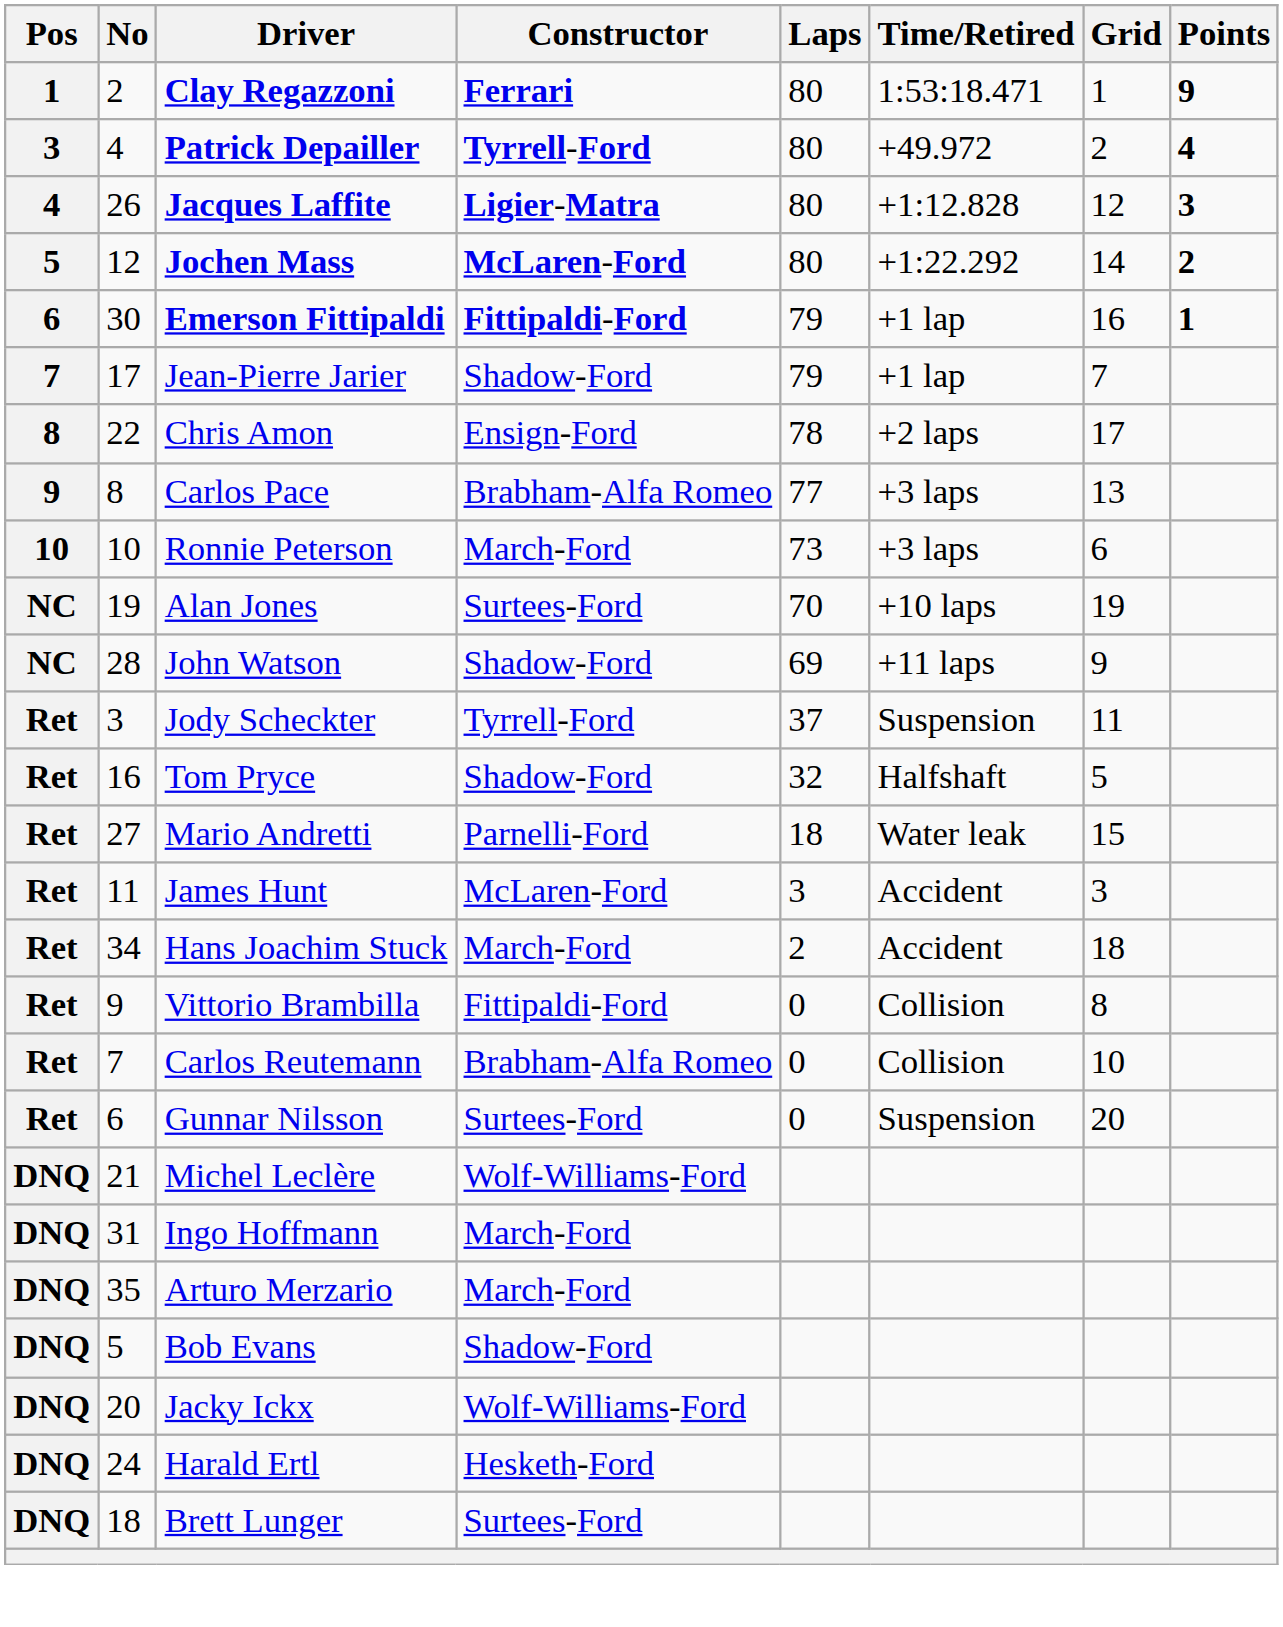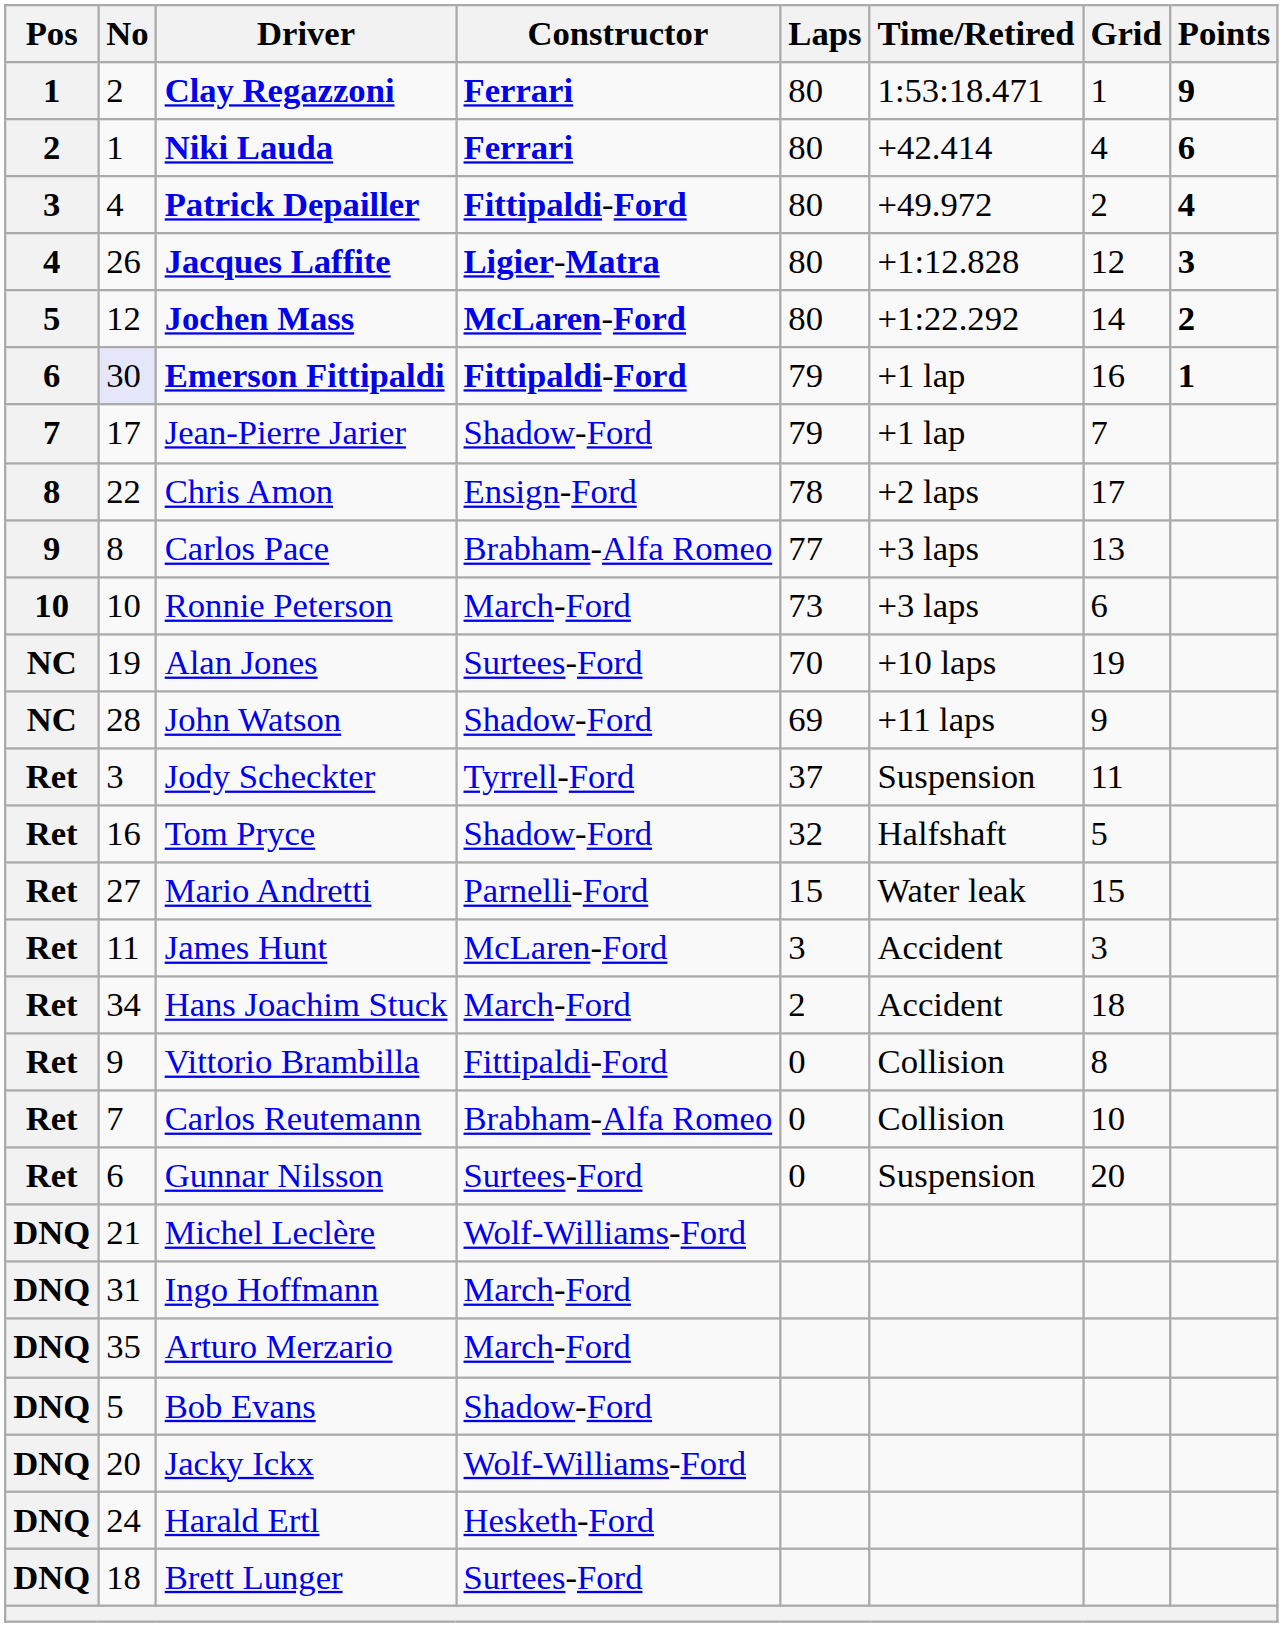+ row: (249, 147)
(557, 147) Tyrrell-Ford -> (575, 204) Fittipaldi-Ford
(124, 318) no background -> (124, 376) lavender background
(806, 833) 18 -> (806, 890) 15
